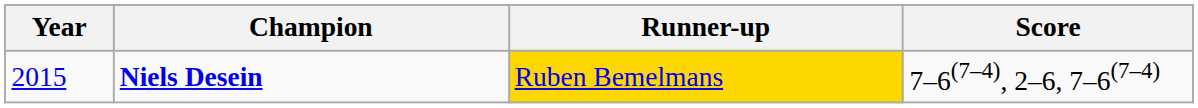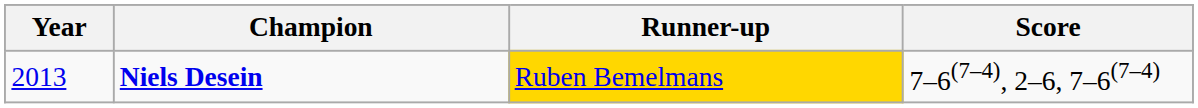(39, 76) 2015 -> (39, 76) 2013
